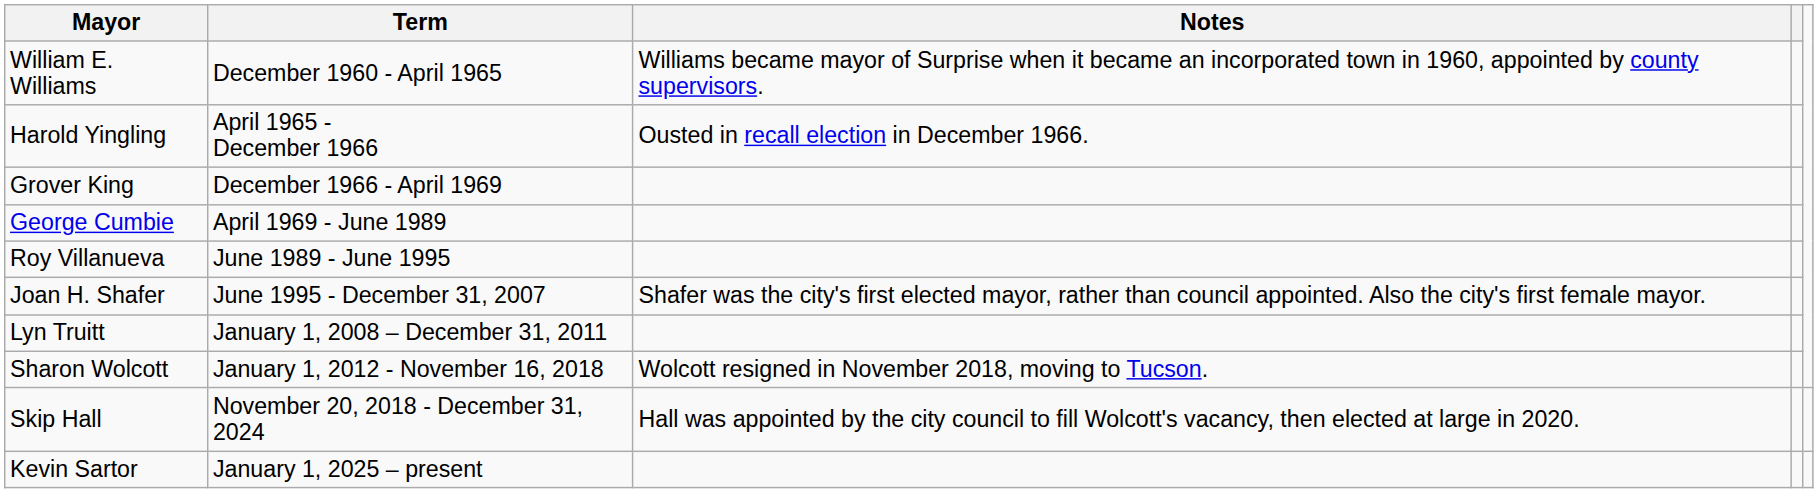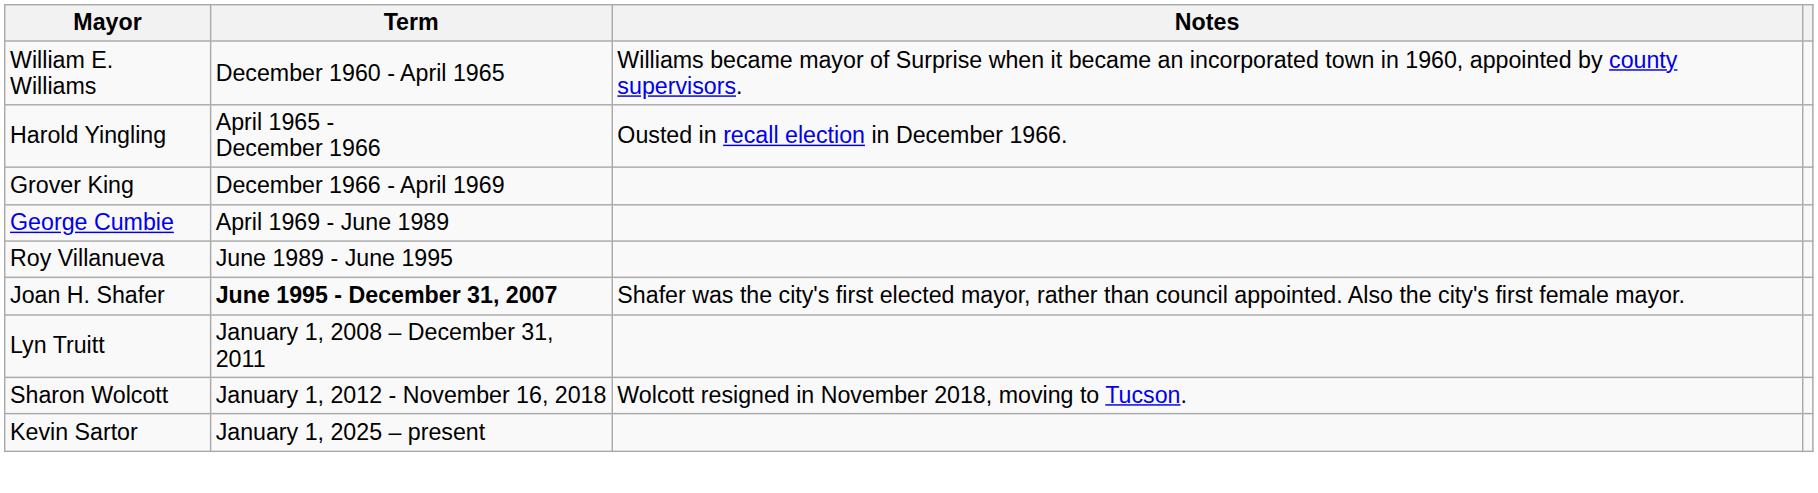(379, 295) normal -> (387, 295) bold
- row: (56, 419)
